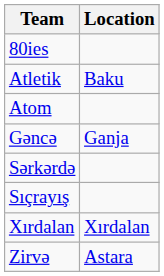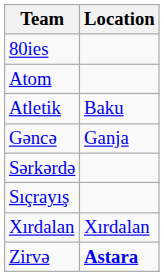rows swapped: (35, 78) <-> (30, 108)
(108, 256) normal -> (111, 256) bold
